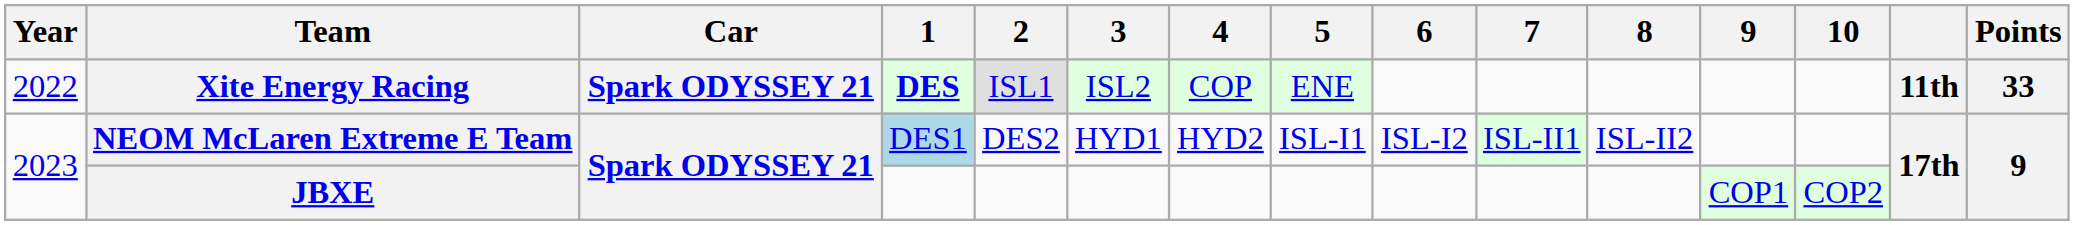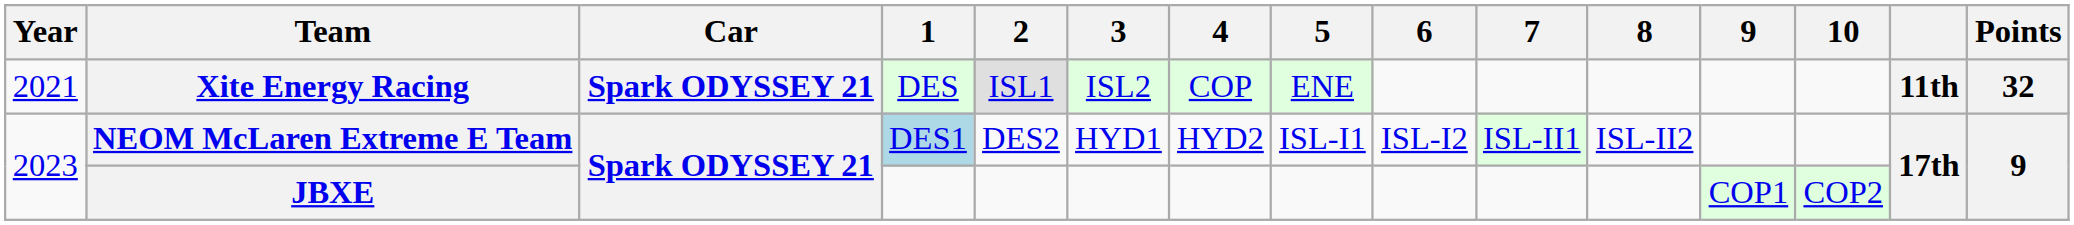(45, 85) 2022 -> (45, 85) 2021
(928, 85) bold -> (928, 85) normal
(2018, 85) 33 -> (2018, 85) 32
